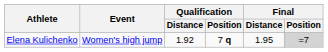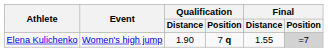(185, 40) 1.92 -> (185, 40) 1.90
(264, 40) 1.95 -> (264, 40) 1.55
